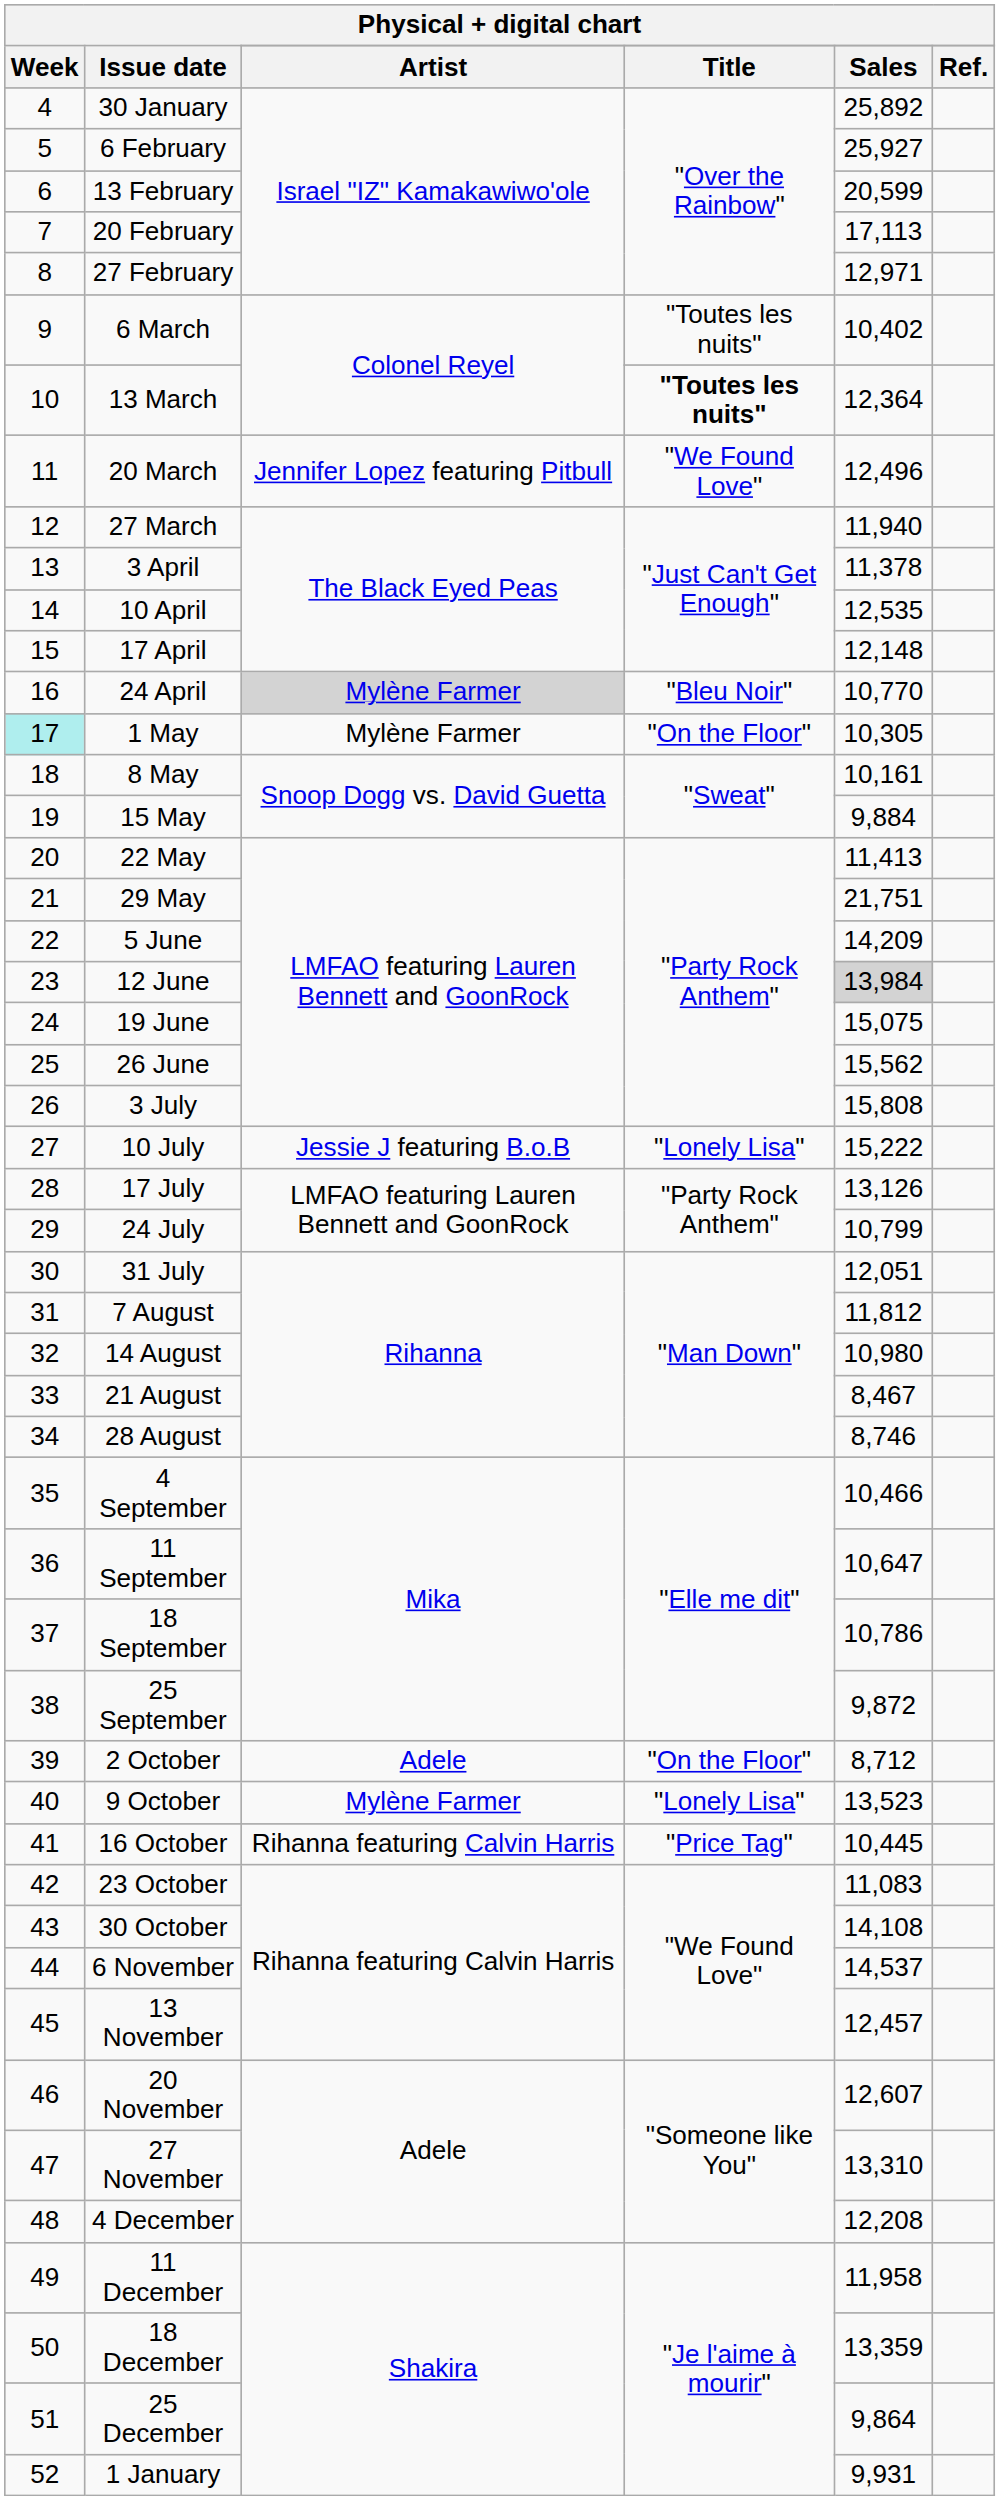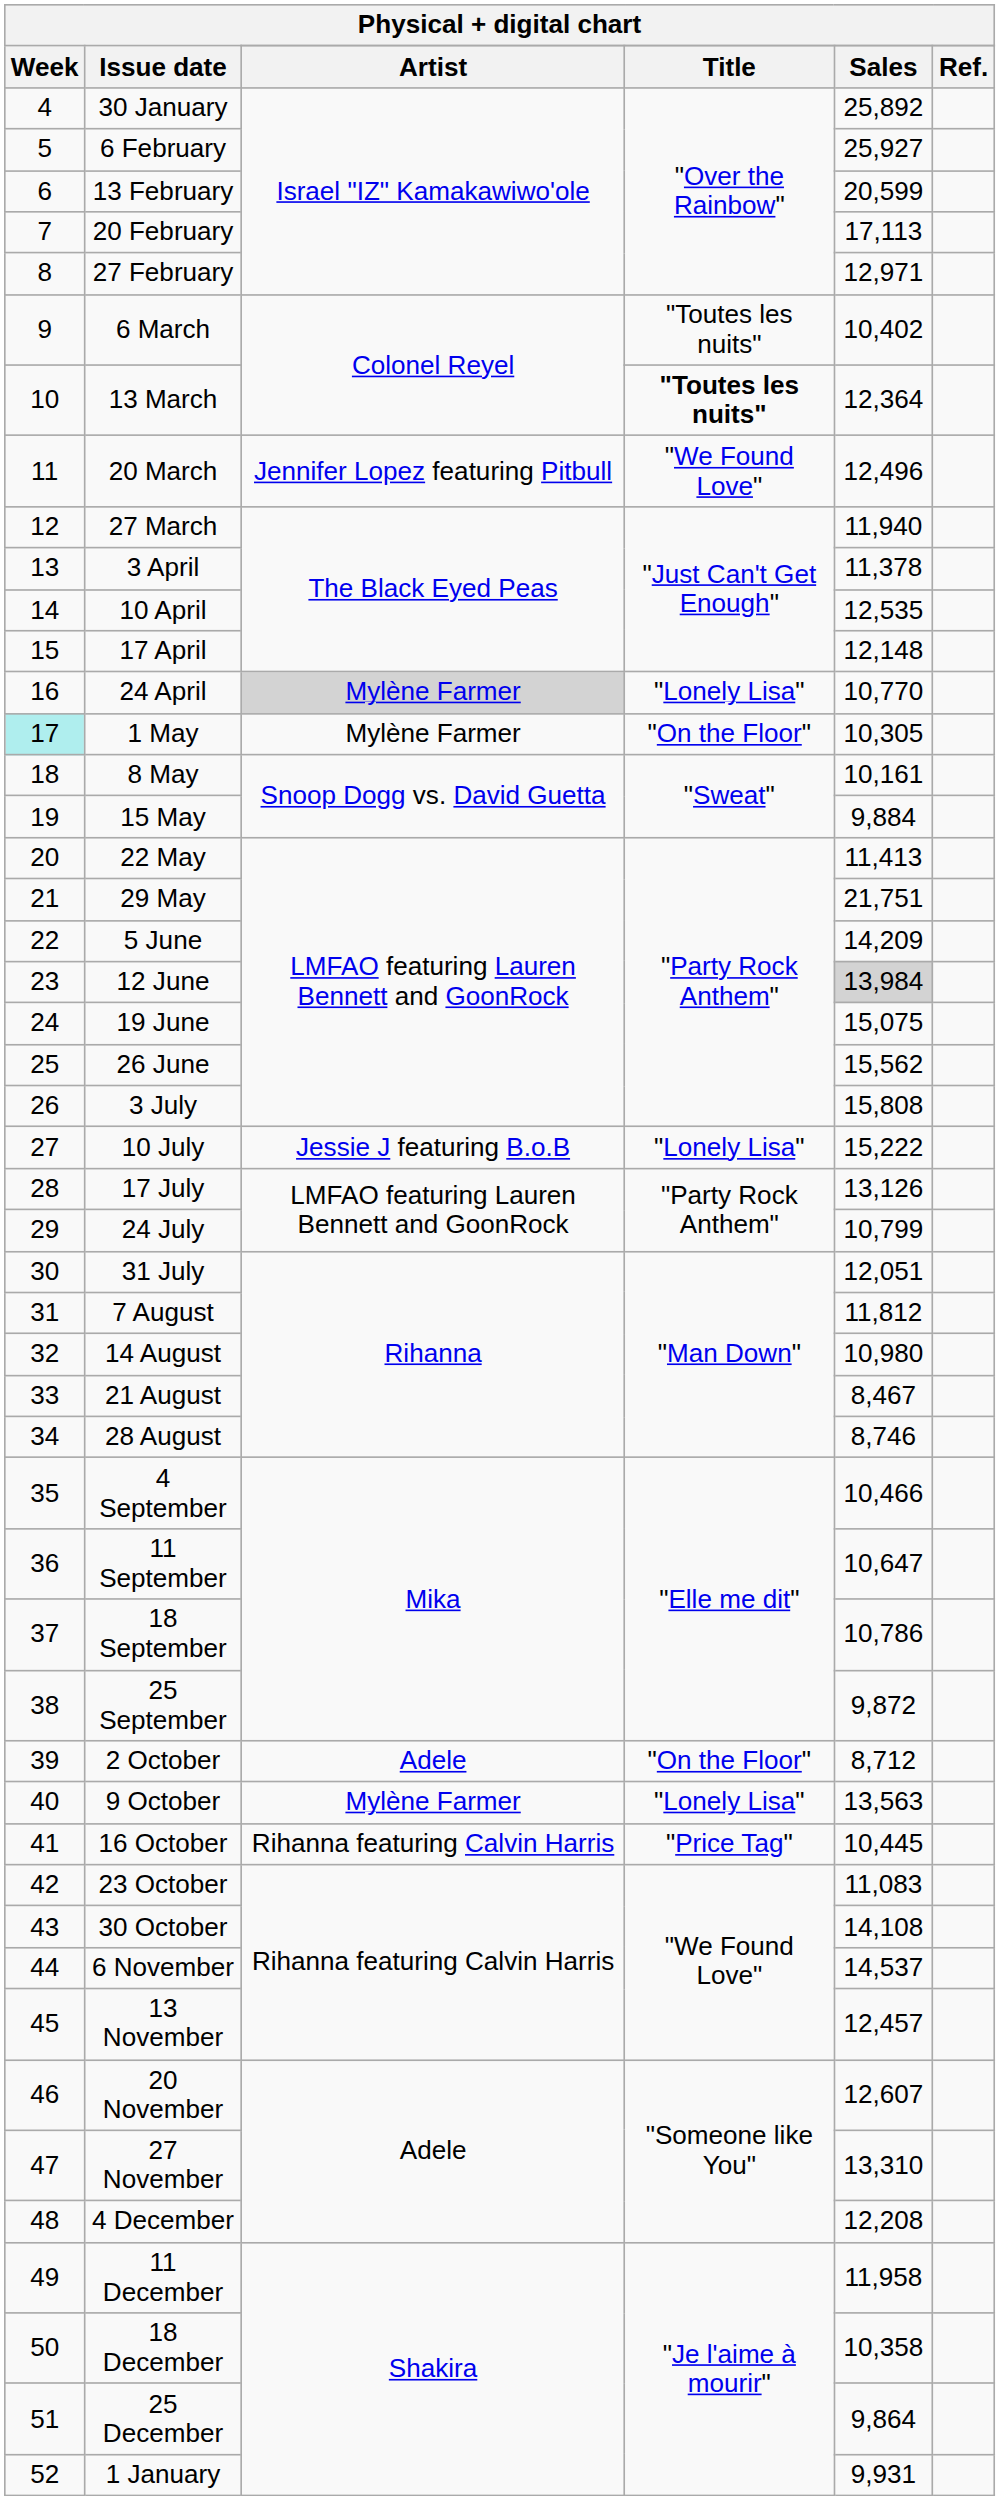(729, 692) "Bleu Noir" -> (729, 692) "Lonely Lisa"
(883, 1802) 13,523 -> (883, 1802) 13,563
(883, 2347) 13,359 -> (883, 2347) 10,358
